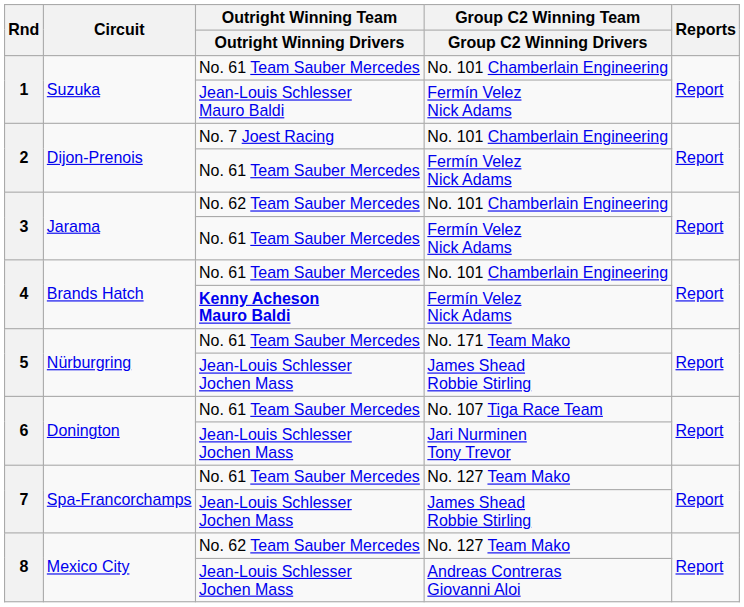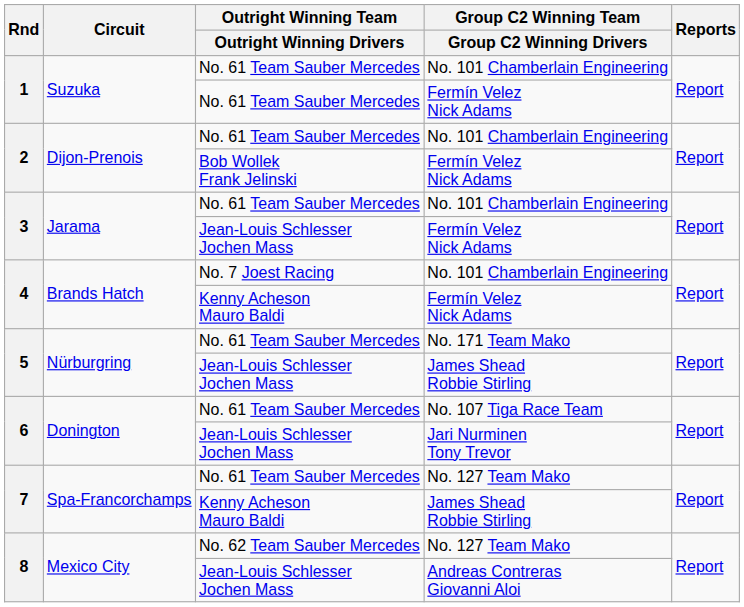(275, 102) Jean-Louis Schlesser Mauro Baldi -> (309, 102) No. 61 Team Sauber Mercedes
(267, 136) No. 7 Joest Racing -> (309, 136) No. 61 Team Sauber Mercedes
(309, 170) No. 61 Team Sauber Mercedes -> (248, 170) Bob Wollek Frank Jelinski
(309, 205) No. 62 Team Sauber Mercedes -> (309, 205) No. 61 Team Sauber Mercedes
(309, 239) No. 61 Team Sauber Mercedes -> (275, 239) Jean-Louis Schlesser Jochen Mass
(309, 273) No. 61 Team Sauber Mercedes -> (267, 273) No. 7 Joest Racing
(259, 307) bold -> (255, 307) normal
(275, 512) Jean-Louis Schlesser Jochen Mass -> (255, 512) Kenny Acheson Mauro Baldi
